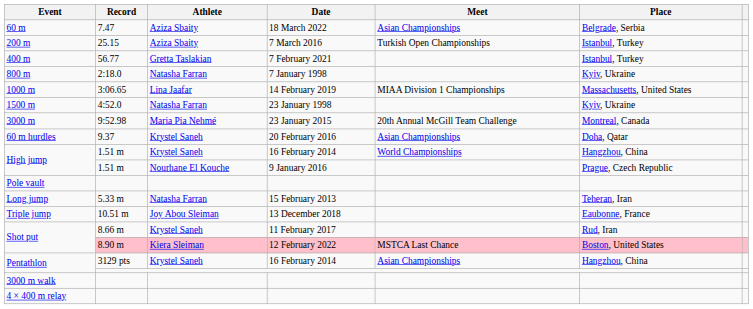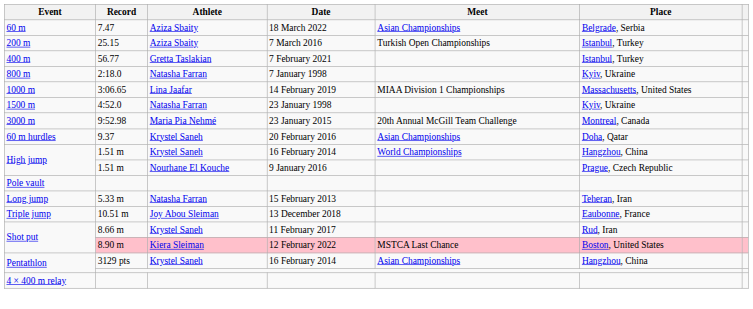- row: (31, 280)
